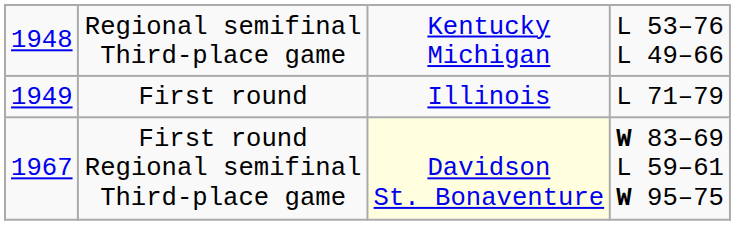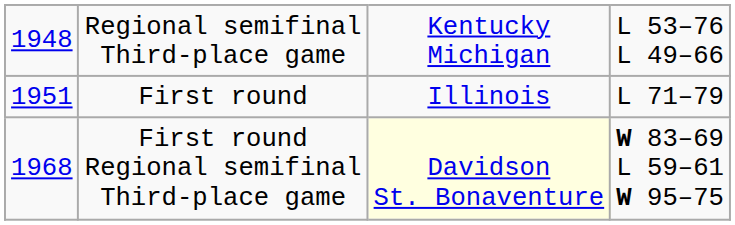(42, 97) 1949 -> (42, 97) 1951
(42, 168) 1967 -> (42, 168) 1968
